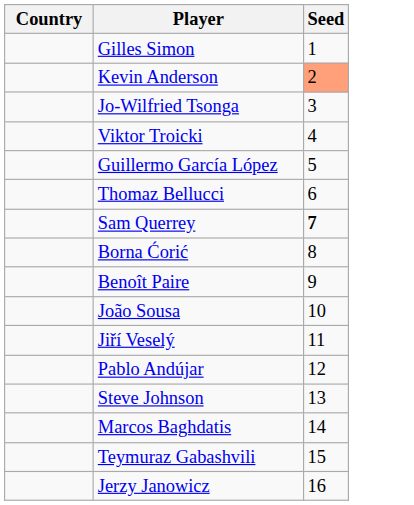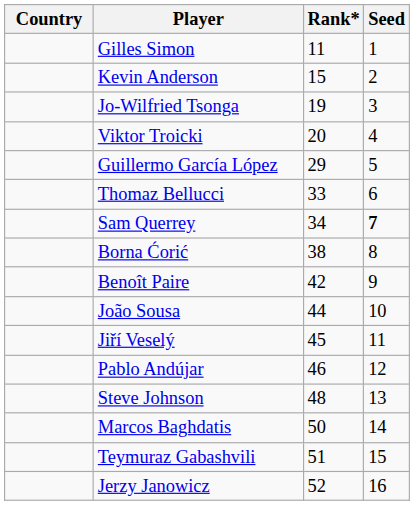+ column: (334, 19)
(312, 77) lightsalmon background -> (373, 77) no background
